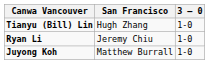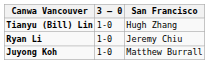columns swapped: (190, 11) <-> (135, 11)
